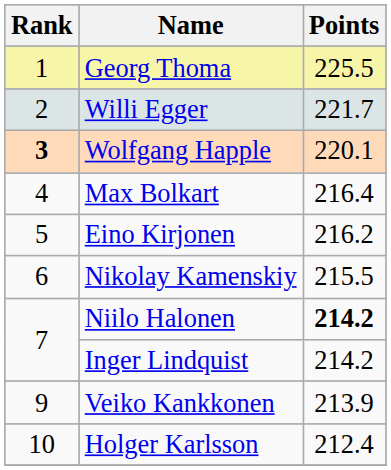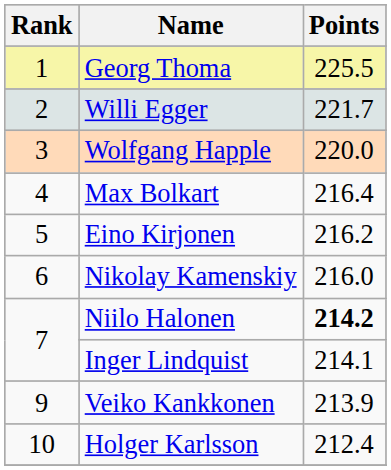(42, 151) bold -> (42, 151) normal
(344, 151) 220.1 -> (344, 151) 220.0
(344, 276) 215.5 -> (344, 276) 216.0
(344, 360) 214.2 -> (344, 360) 214.1
